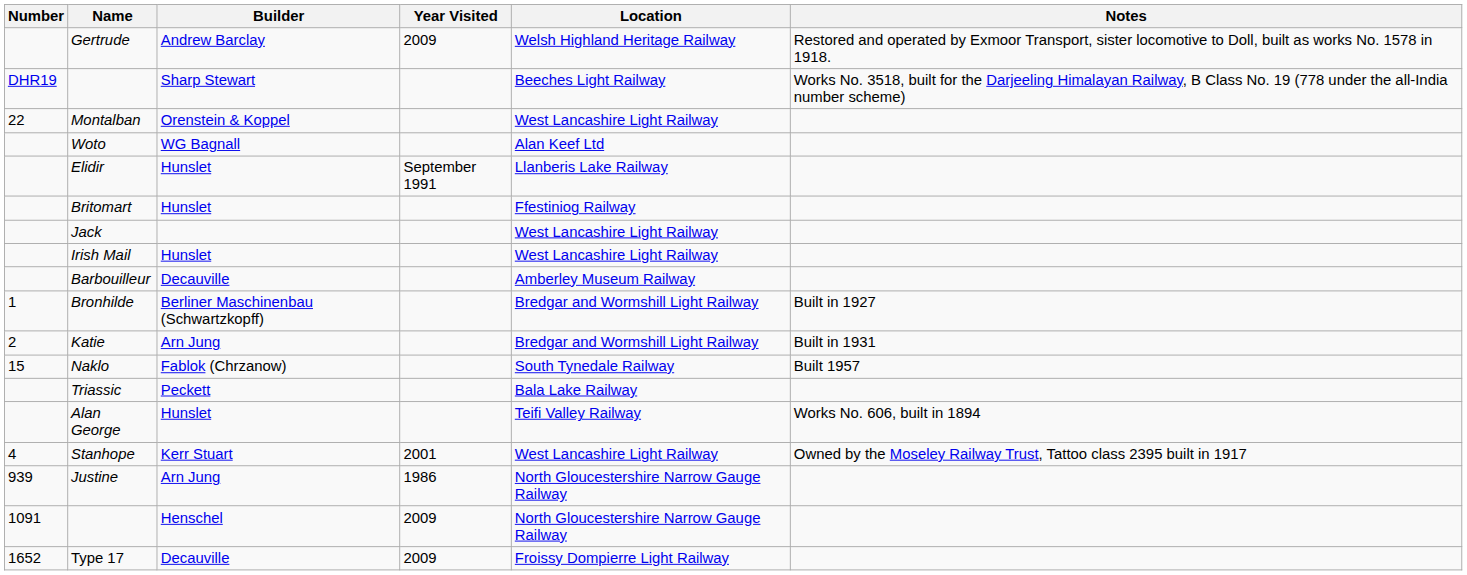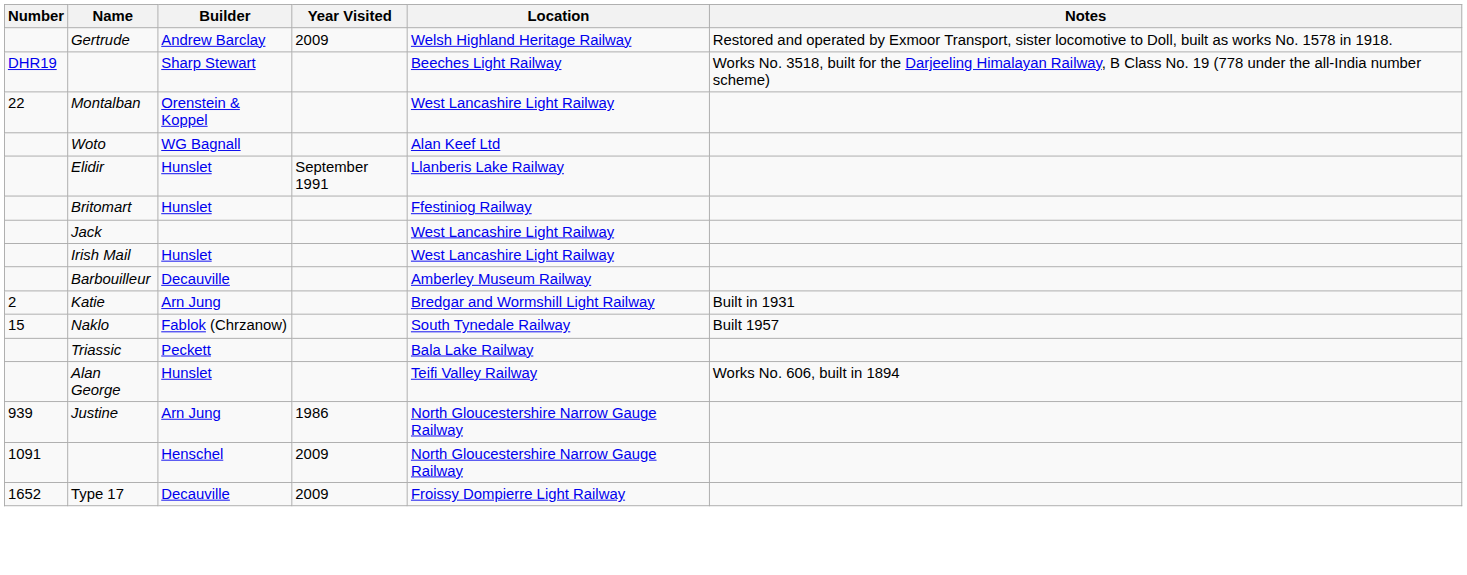- row: (102, 302)
- row: (103, 453)
